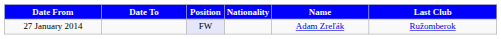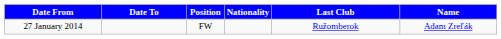columns swapped: (320, 12) <-> (433, 12)
(205, 26) lavender background -> (205, 26) no background
